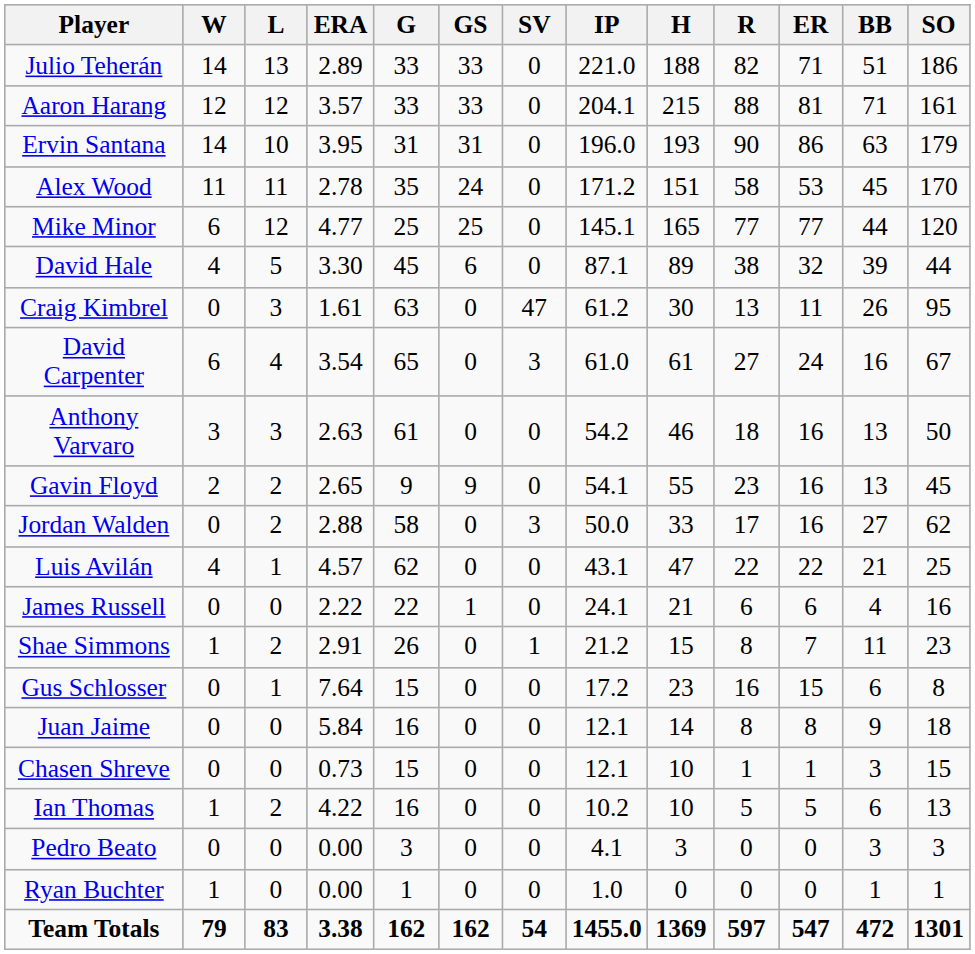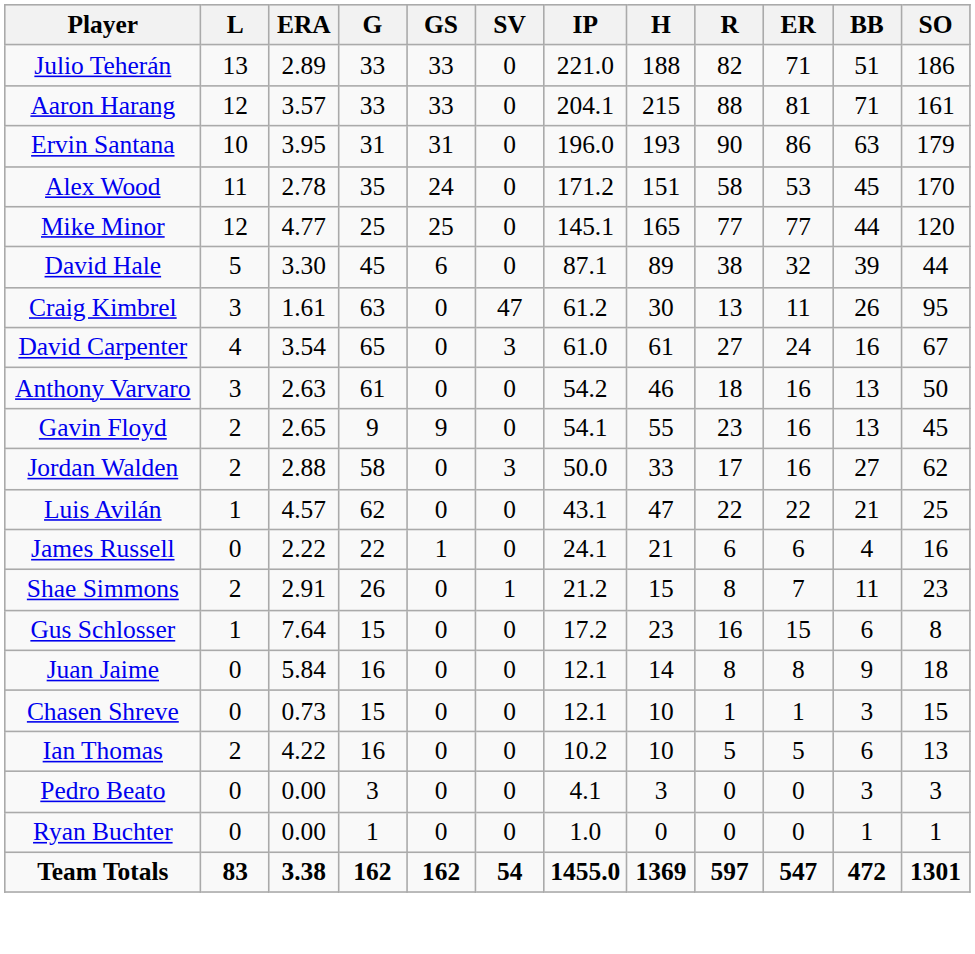- column: (214, 24)
